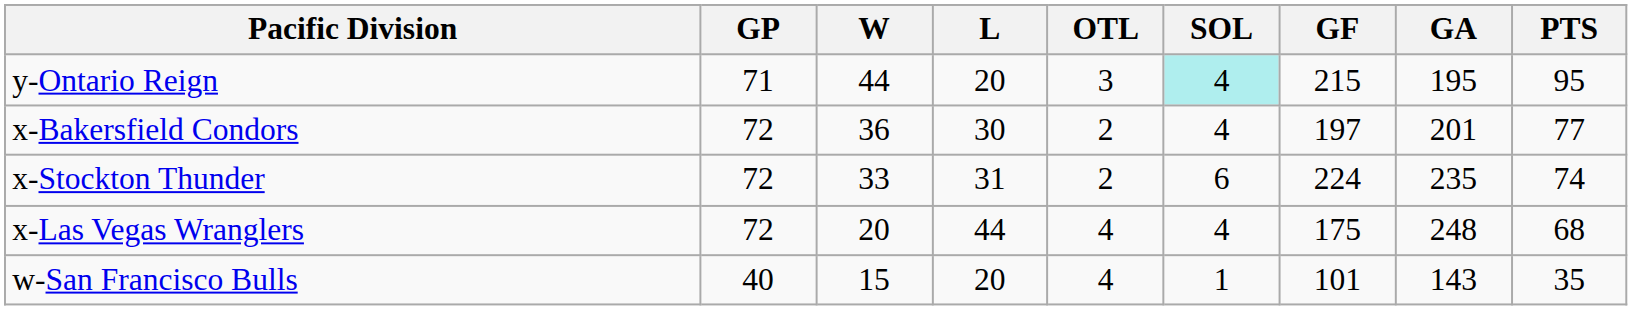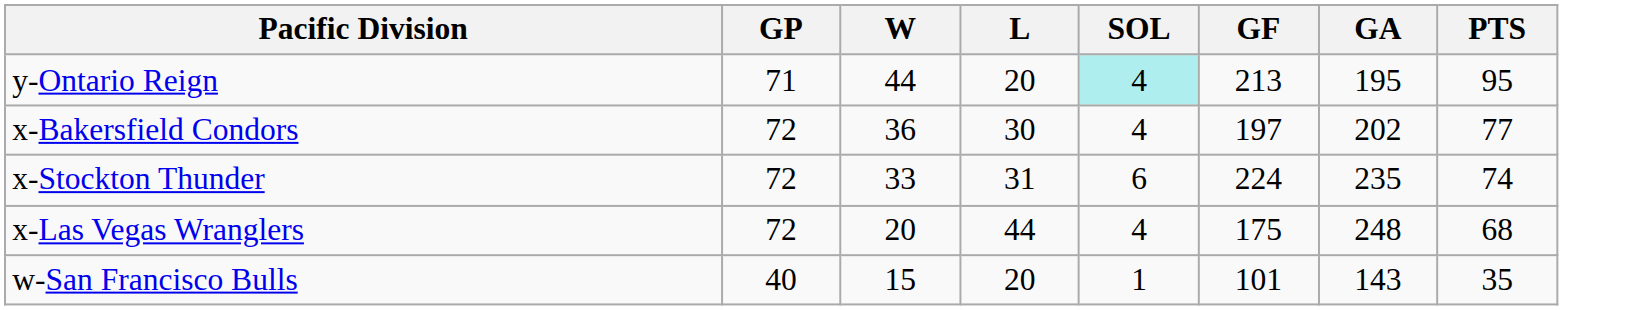- column: (1106, 29)
(1337, 79) 215 -> (1258, 79) 213
(1453, 129) 201 -> (1378, 129) 202
